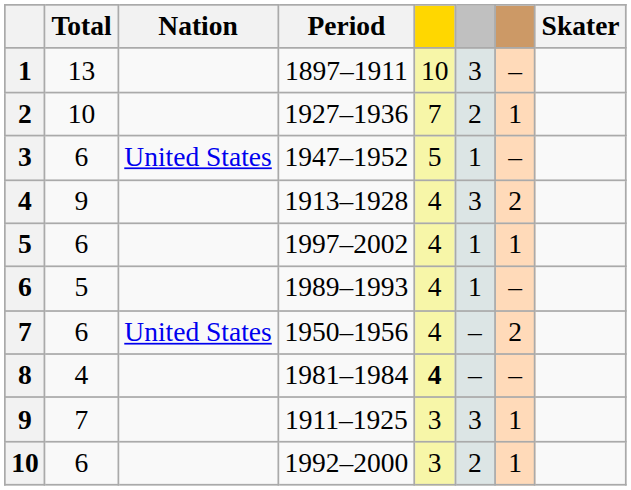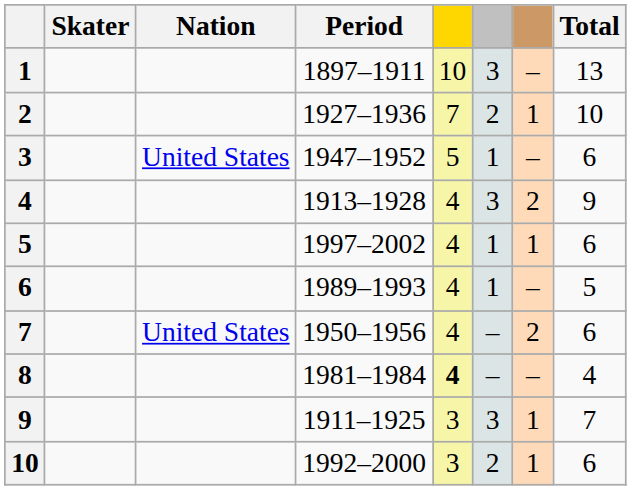columns swapped: (581, 26) <-> (81, 26)
